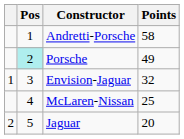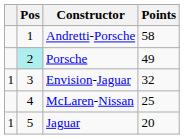(11, 122) 2 -> (11, 122) 1
